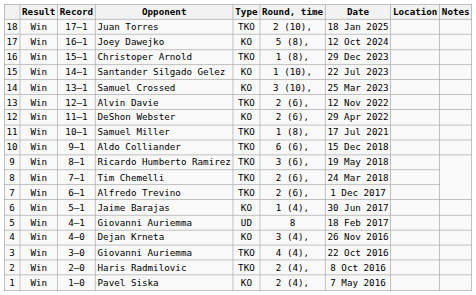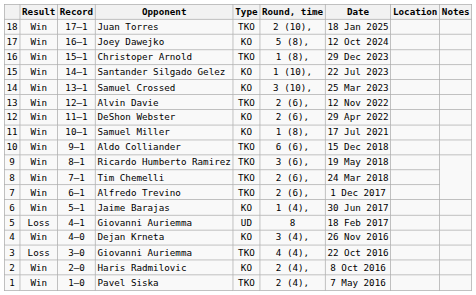(246, 132) TKO -> (246, 132) KO
(39, 222) Win -> (39, 222) Loss
(39, 253) Win -> (39, 253) Loss
(246, 268) TKO -> (246, 268) KO
(246, 283) KO -> (246, 283) TKO
